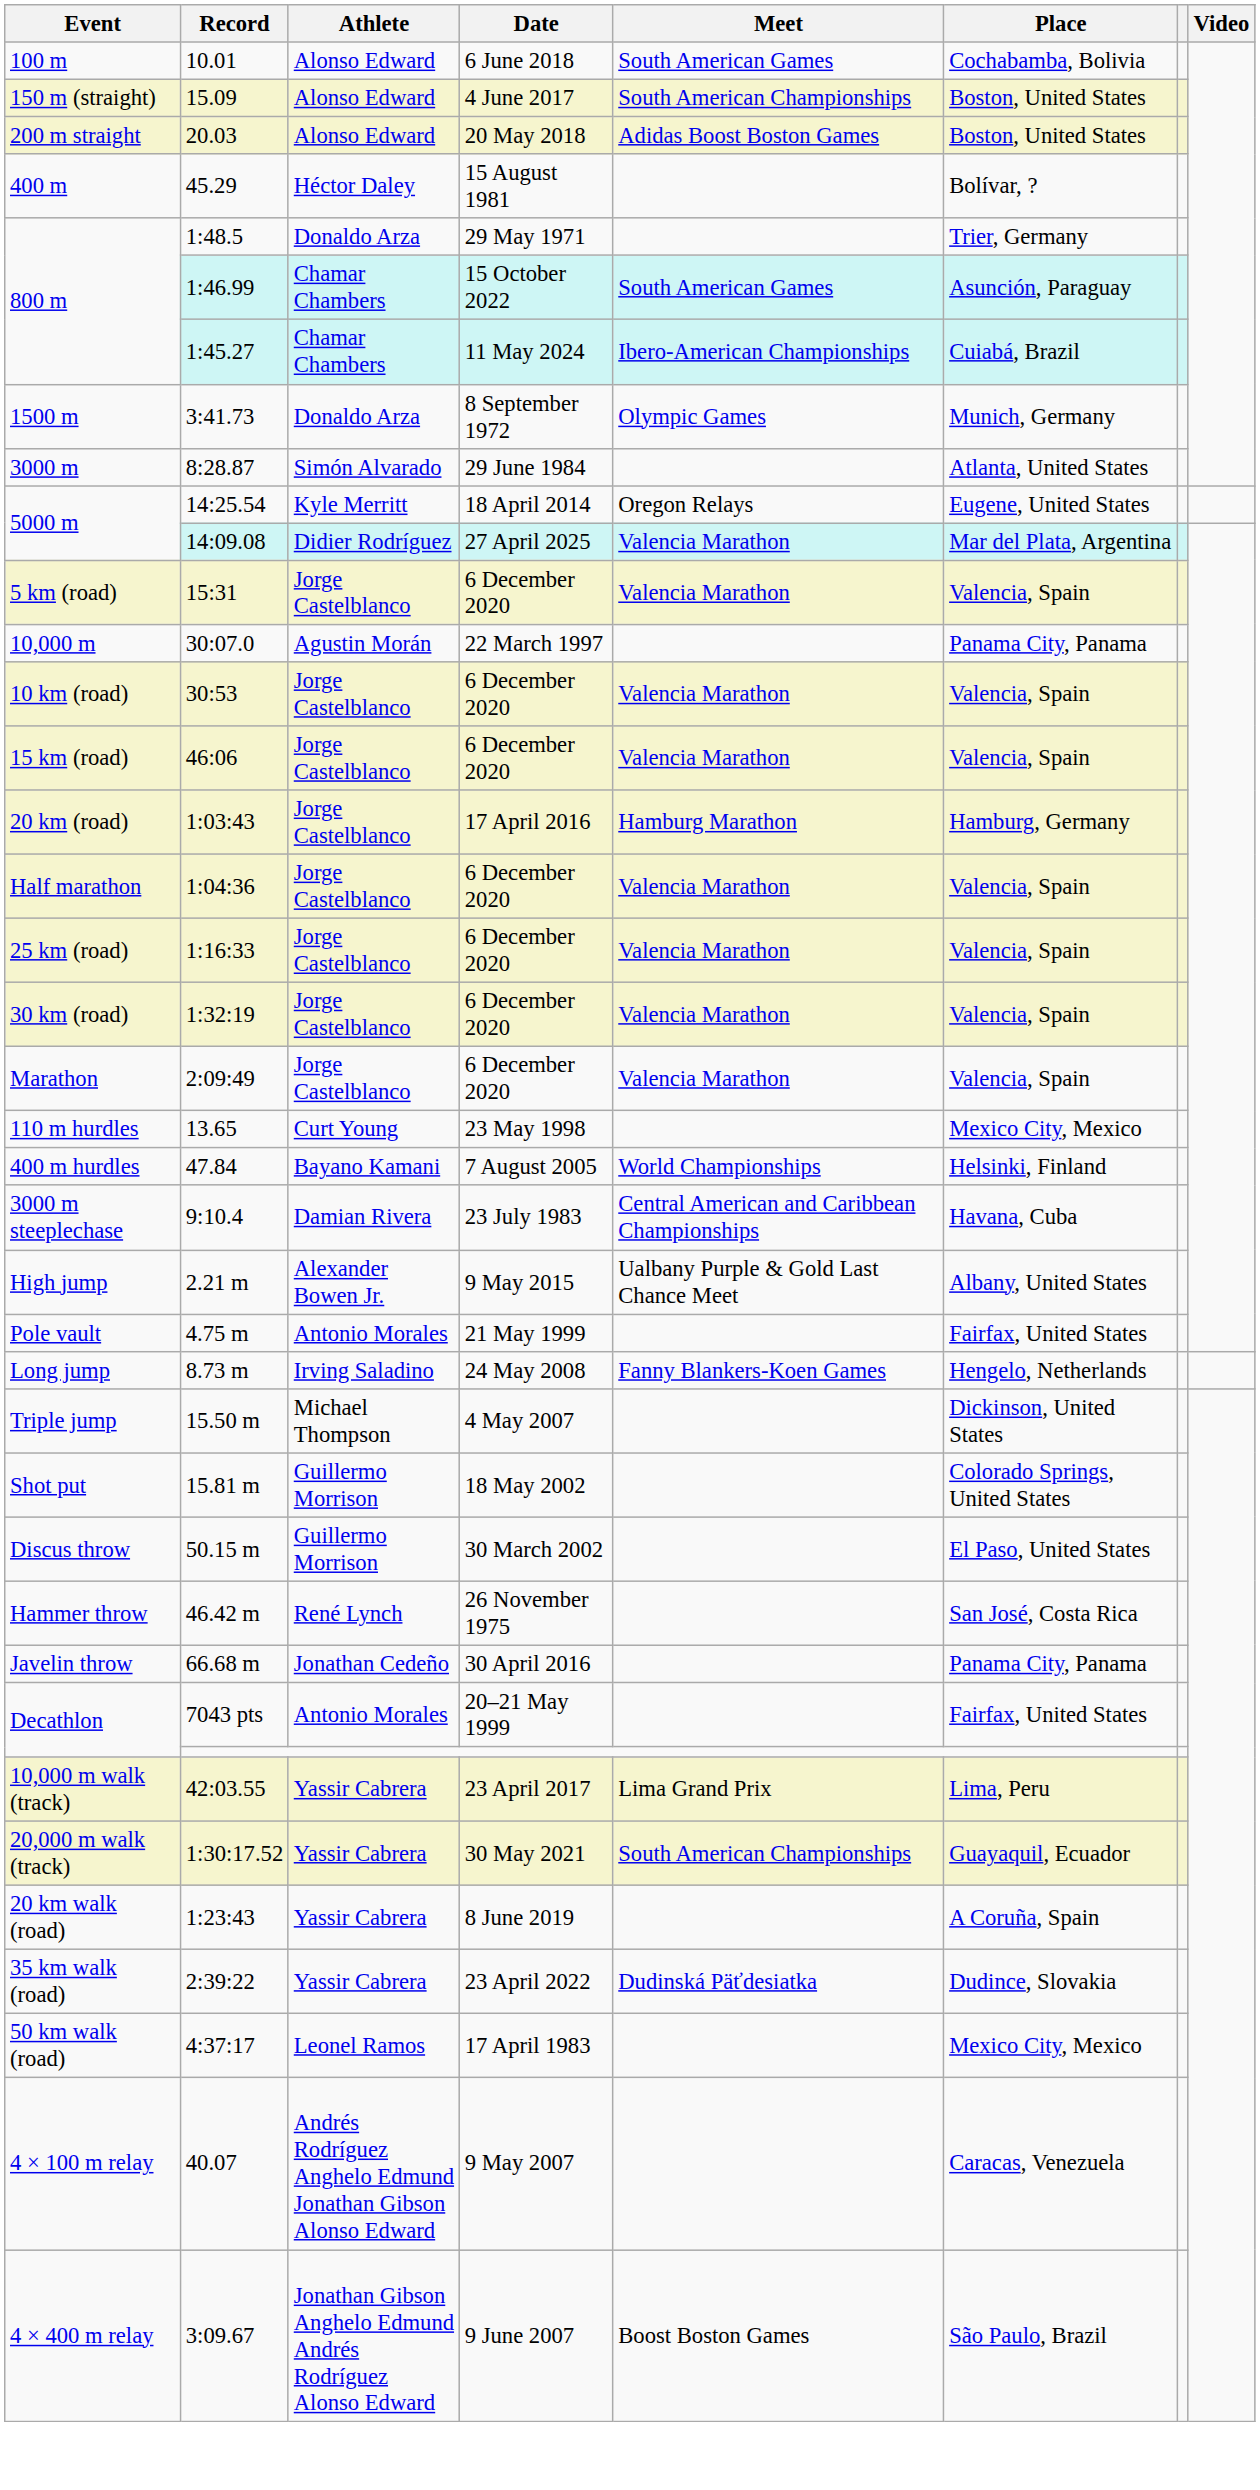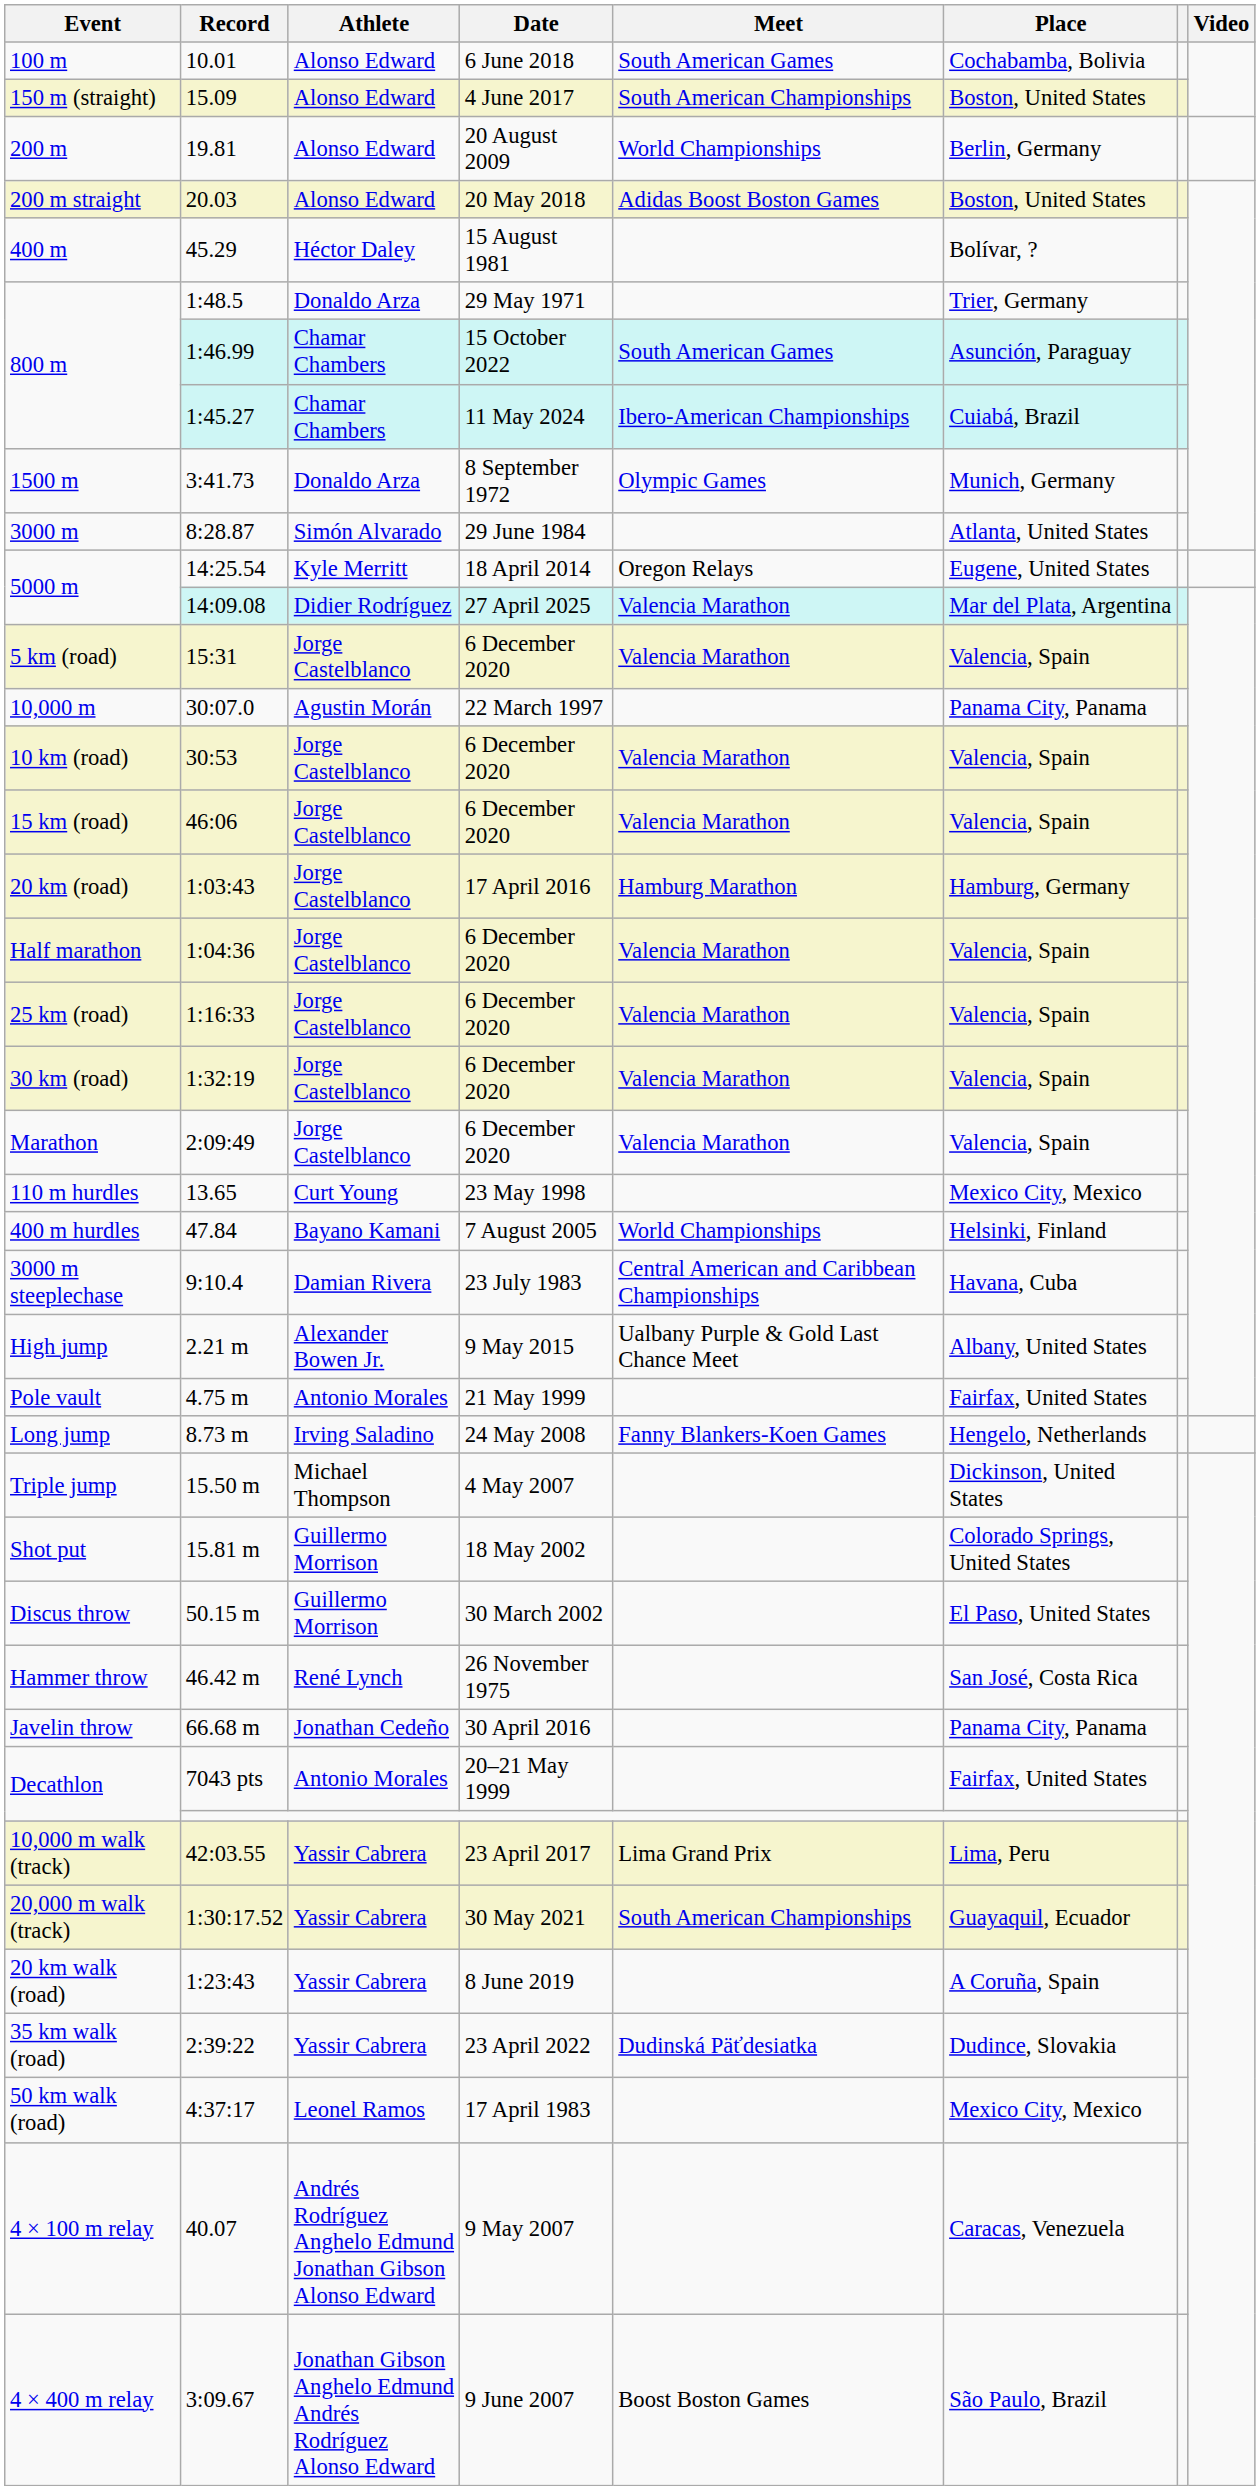+ row: (39, 148)
